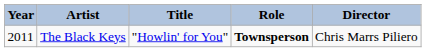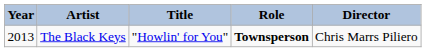(21, 36) 2011 -> (21, 36) 2013
